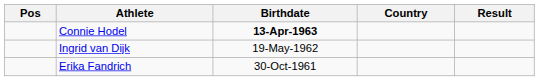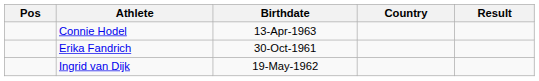(285, 31) bold -> (285, 31) normal
rows swapped: (95, 66) <-> (94, 48)
